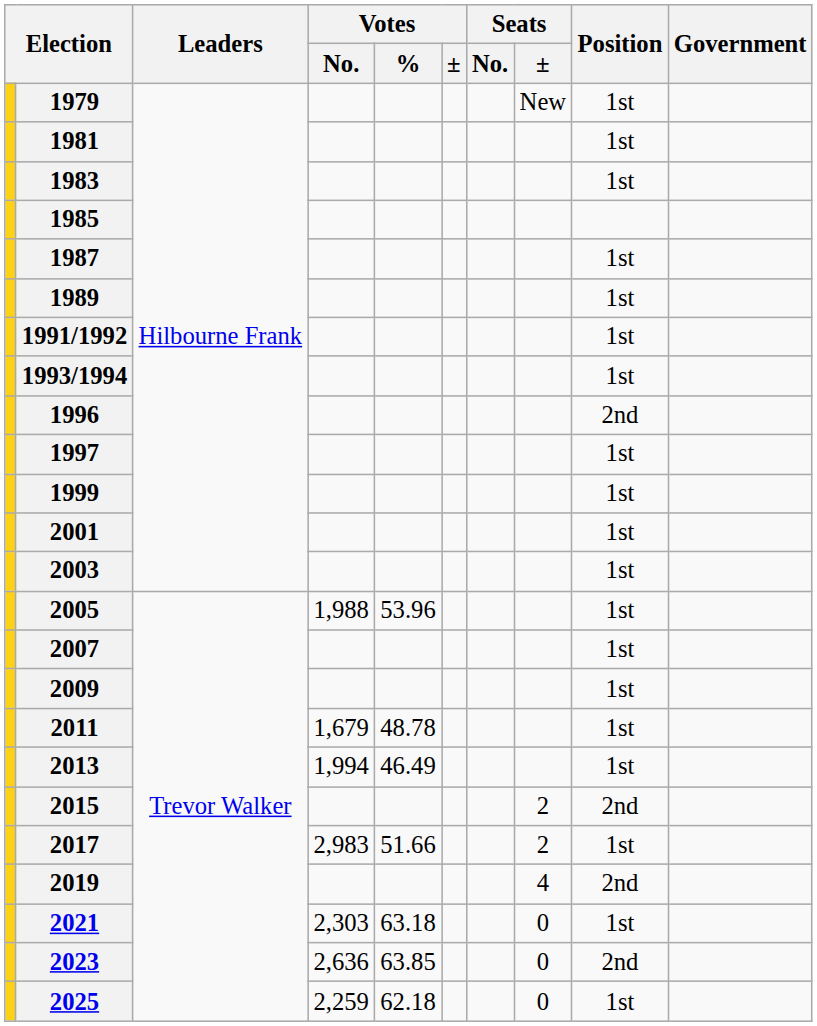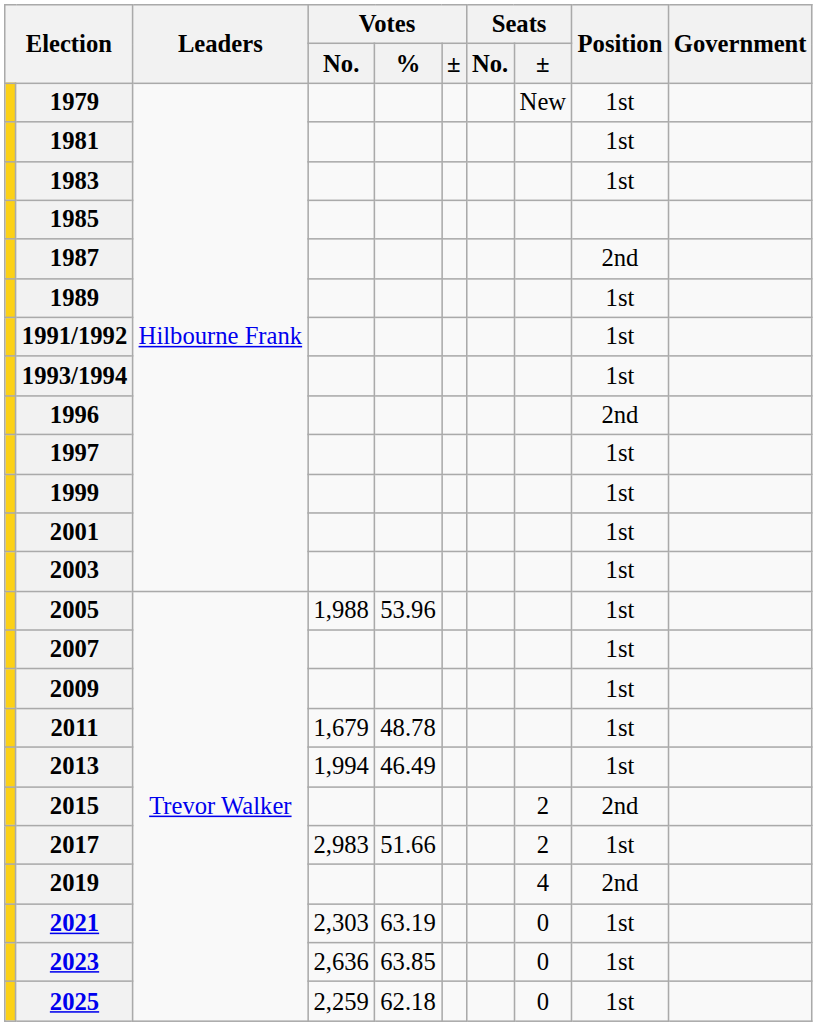(620, 258) 1st -> (620, 258) 2nd
(408, 922) 63.18 -> (408, 922) 63.19
(620, 961) 2nd -> (620, 961) 1st
